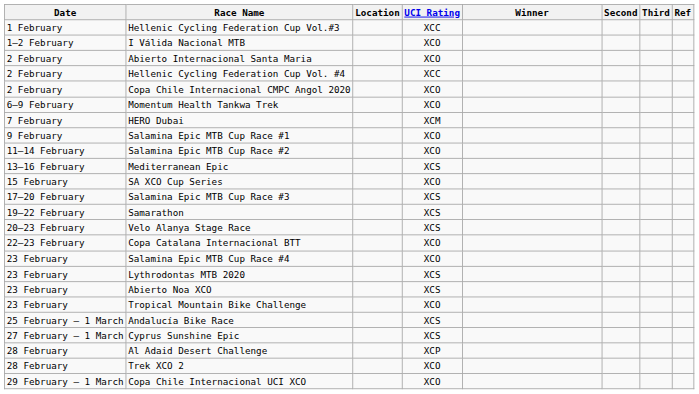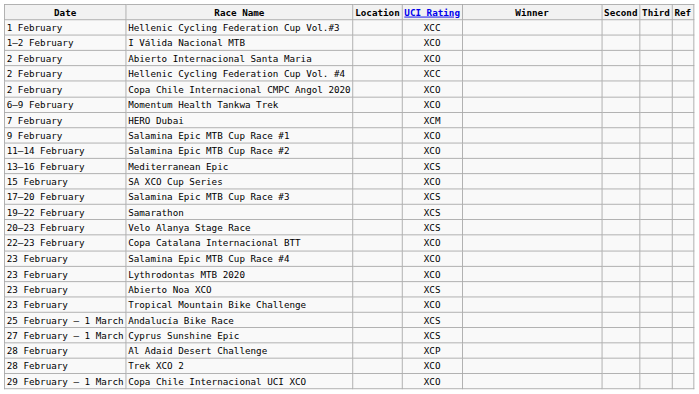(432, 274) XCS -> (432, 274) XCO
